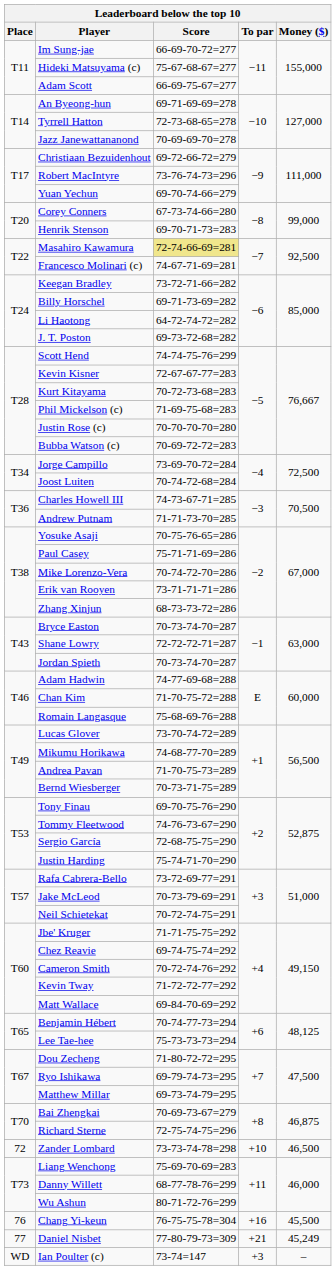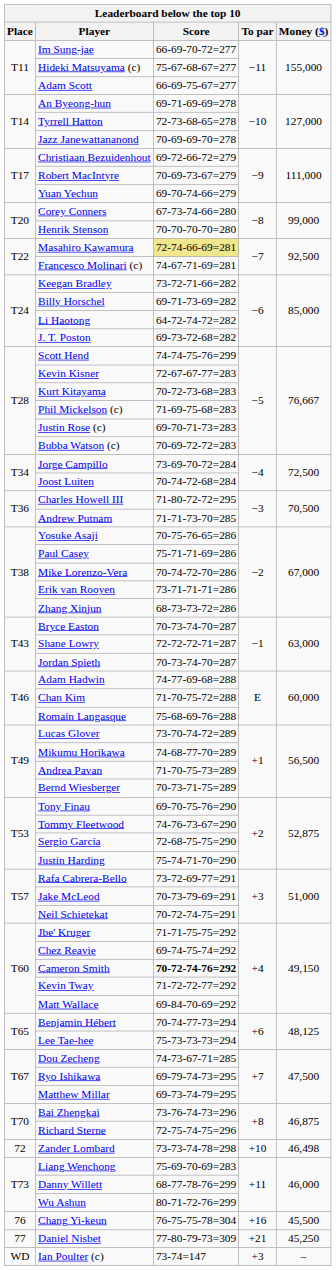(196, 175) 73-76-74-73=296 -> (196, 175) 70-69-73-67=279
(196, 229) 69-70-71-73=283 -> (196, 229) 70-70-70-70=280
(196, 427) 70-70-70-70=280 -> (196, 427) 69-70-71-73=283
(196, 499) 74-73-67-71=285 -> (196, 499) 71-80-72-72=295
(196, 968) normal -> (196, 968) bold
(196, 1058) 71-80-72-72=295 -> (196, 1058) 74-73-67-71=285
(196, 1112) 70-69-73-67=279 -> (196, 1112) 73-76-74-73=296
(304, 1148) 46,500 -> (304, 1148) 46,498
(304, 1238) 45,249 -> (304, 1238) 45,250
